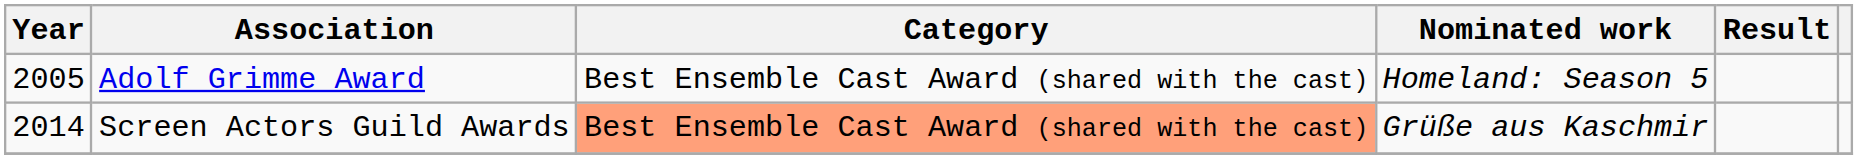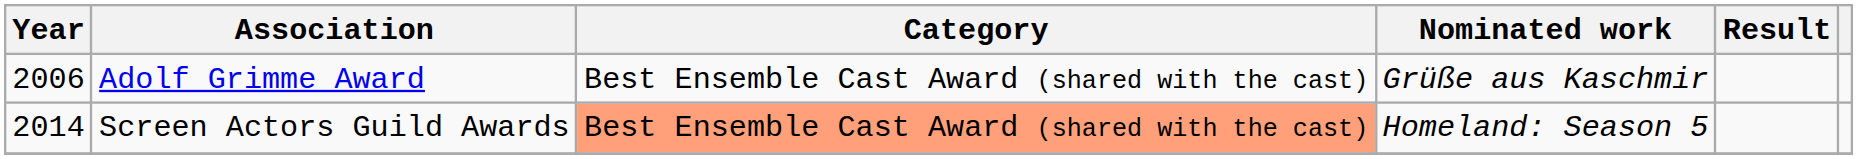(49, 79) 2005 -> (49, 79) 2006
(1546, 79) Homeland: Season 5 -> (1546, 79) Grüße aus Kaschmir
(1546, 128) Grüße aus Kaschmir -> (1546, 128) Homeland: Season 5
